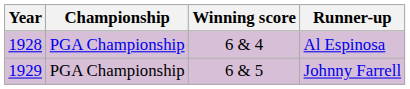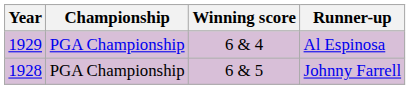(25, 44) 1928 -> (25, 44) 1929
(25, 71) 1929 -> (25, 71) 1928
